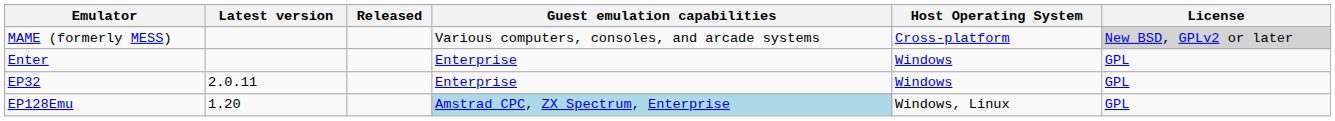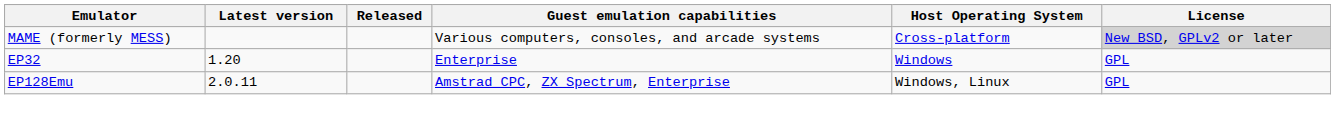- row: (28, 60)
(233, 82) 2.0.11 -> (224, 60) 1.20
(224, 105) 1.20 -> (233, 82) 2.0.11
(582, 105) lightblue background -> (582, 82) no background
